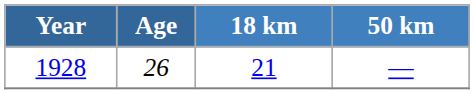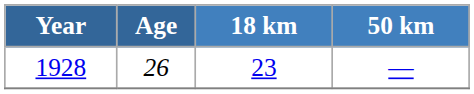(264, 67) 21 -> (264, 67) 23
